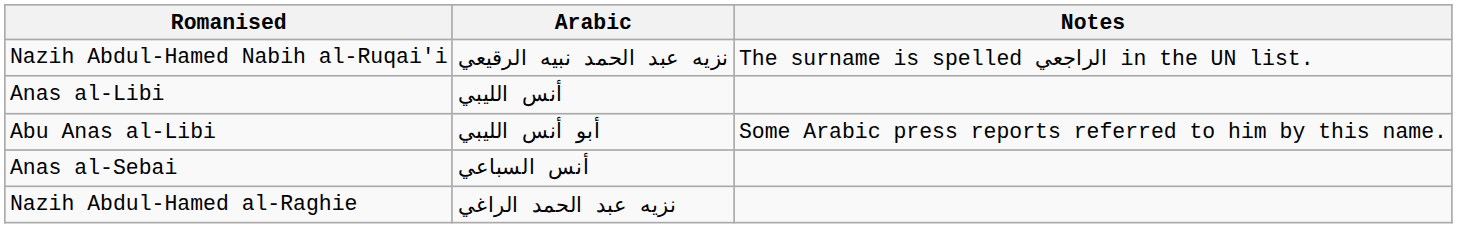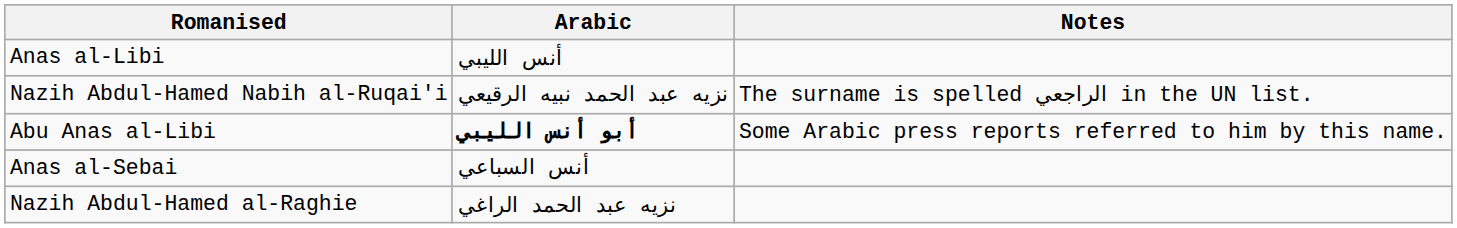rows swapped: (229, 58) <-> (87, 95)
(529, 132) normal -> (548, 132) bold
